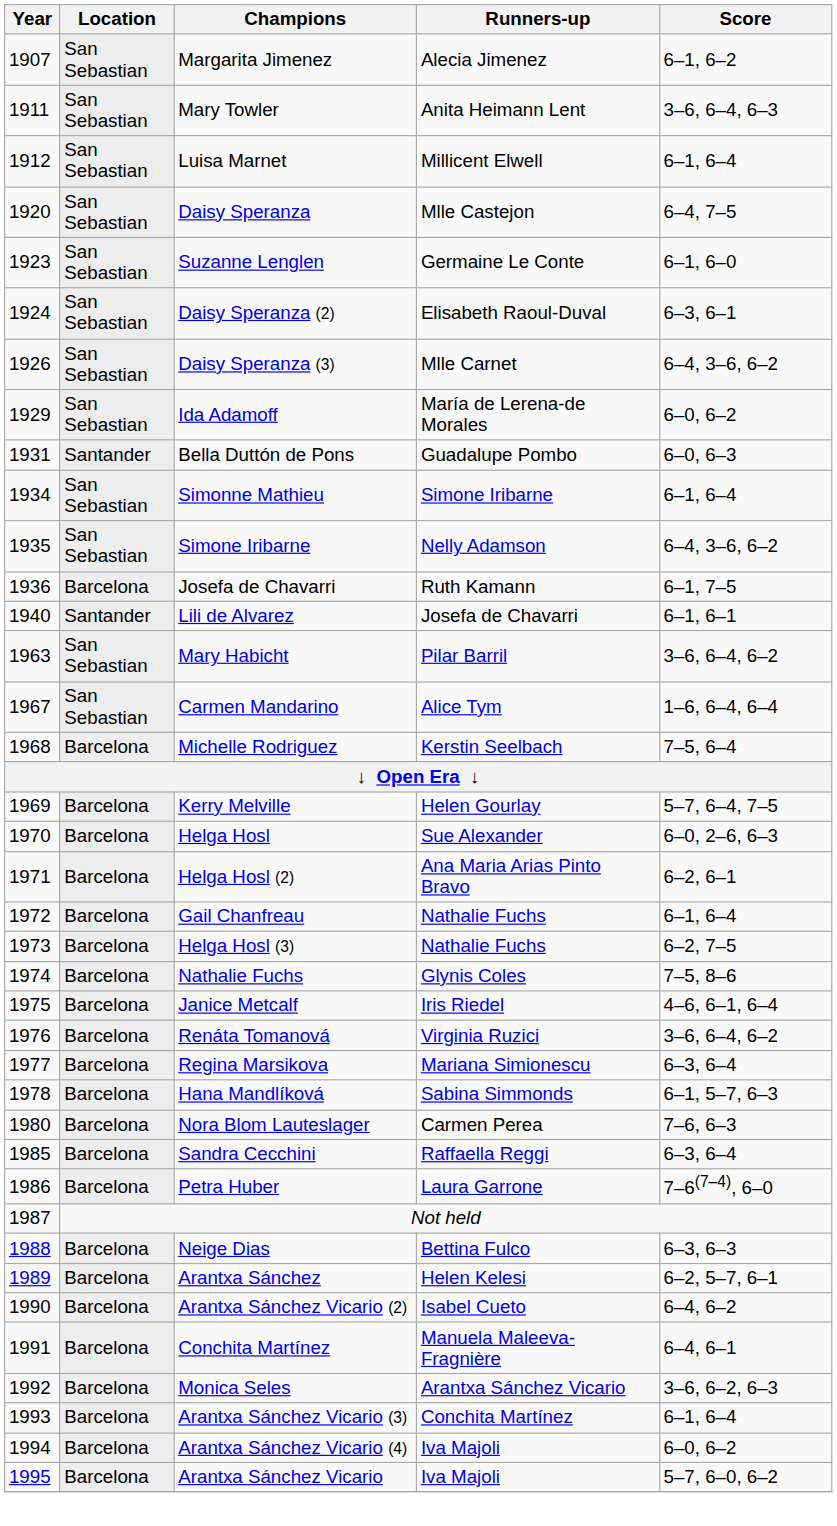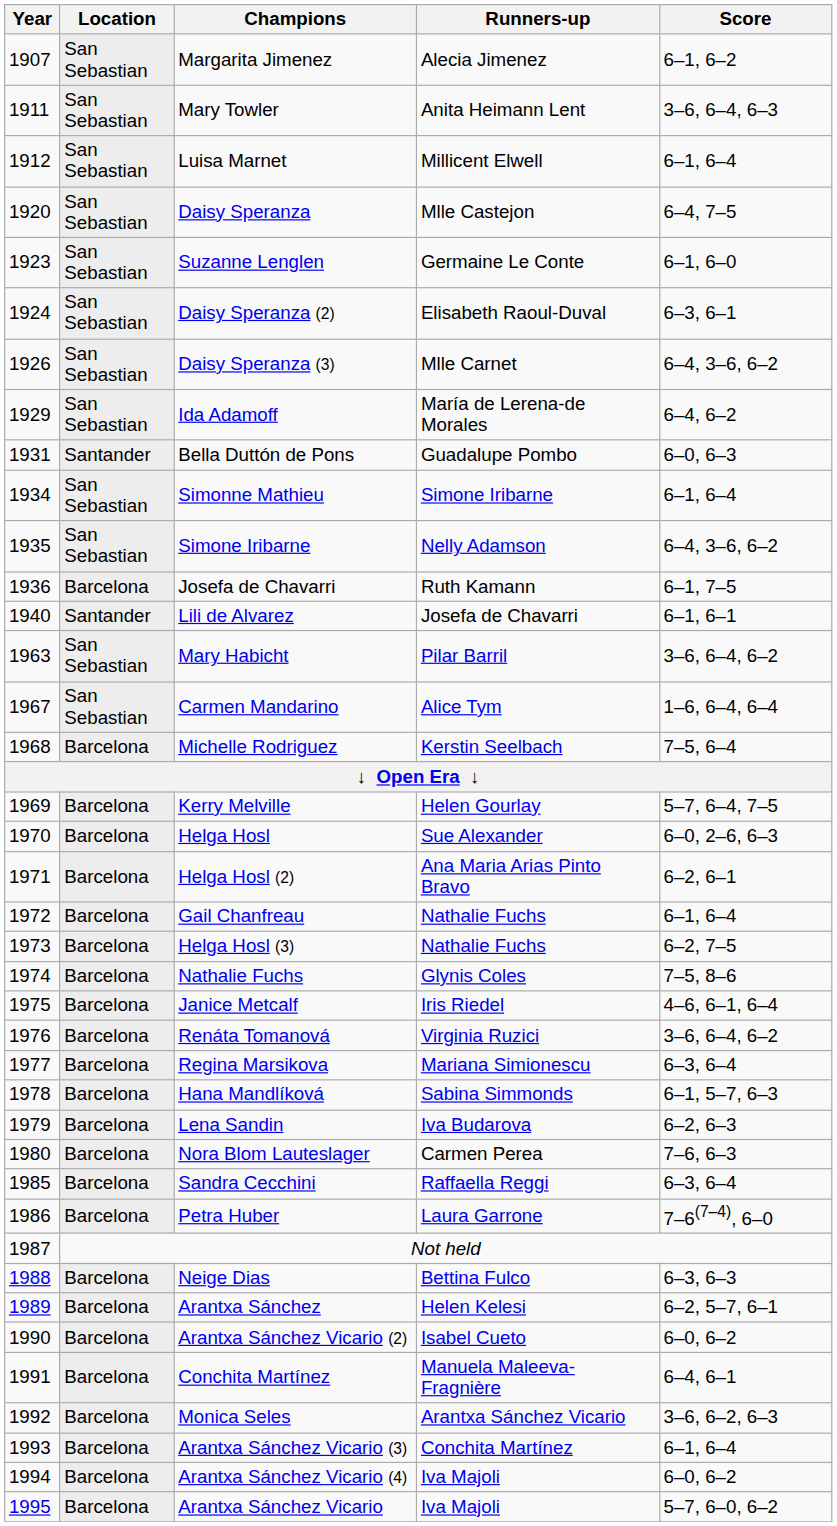(700, 414) 6–0, 6–2 -> (700, 414) 6–4, 6–2
+ row: (231, 1124)
(700, 1307) 6–4, 6–2 -> (700, 1337) 6–0, 6–2
